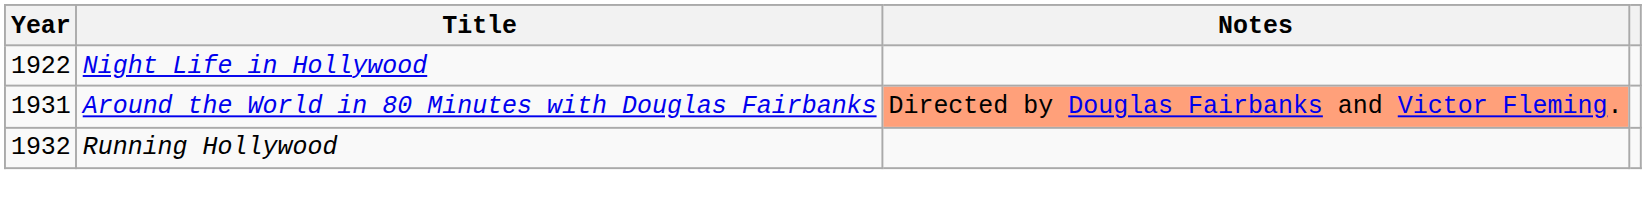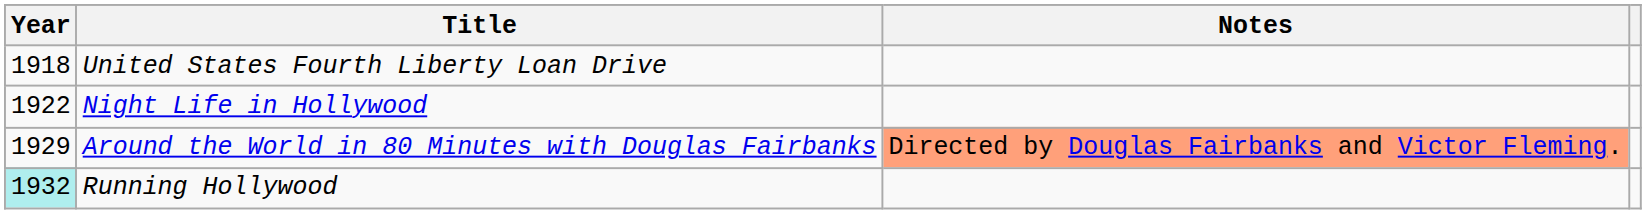+ row: (375, 66)
(41, 107) 1931 -> (41, 147) 1929
(41, 147) no background -> (41, 188) paleturquoise background
